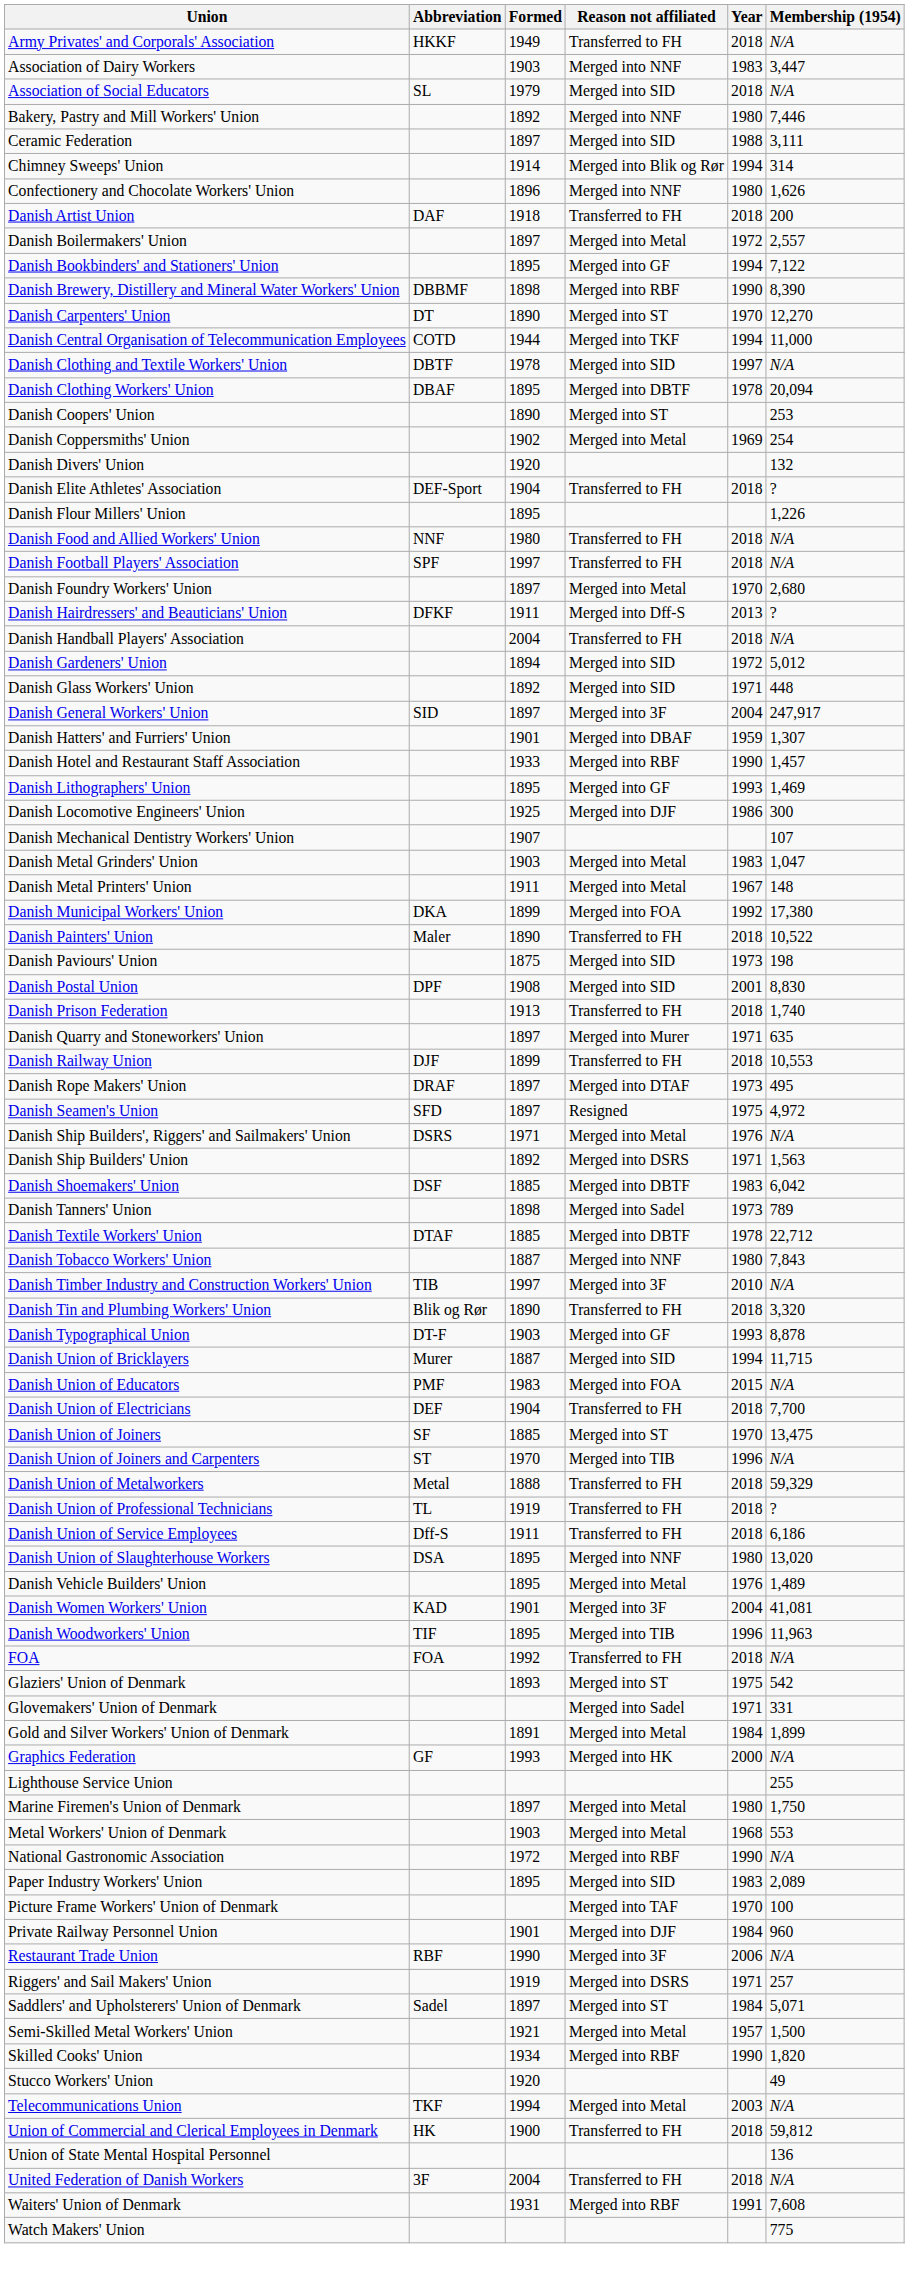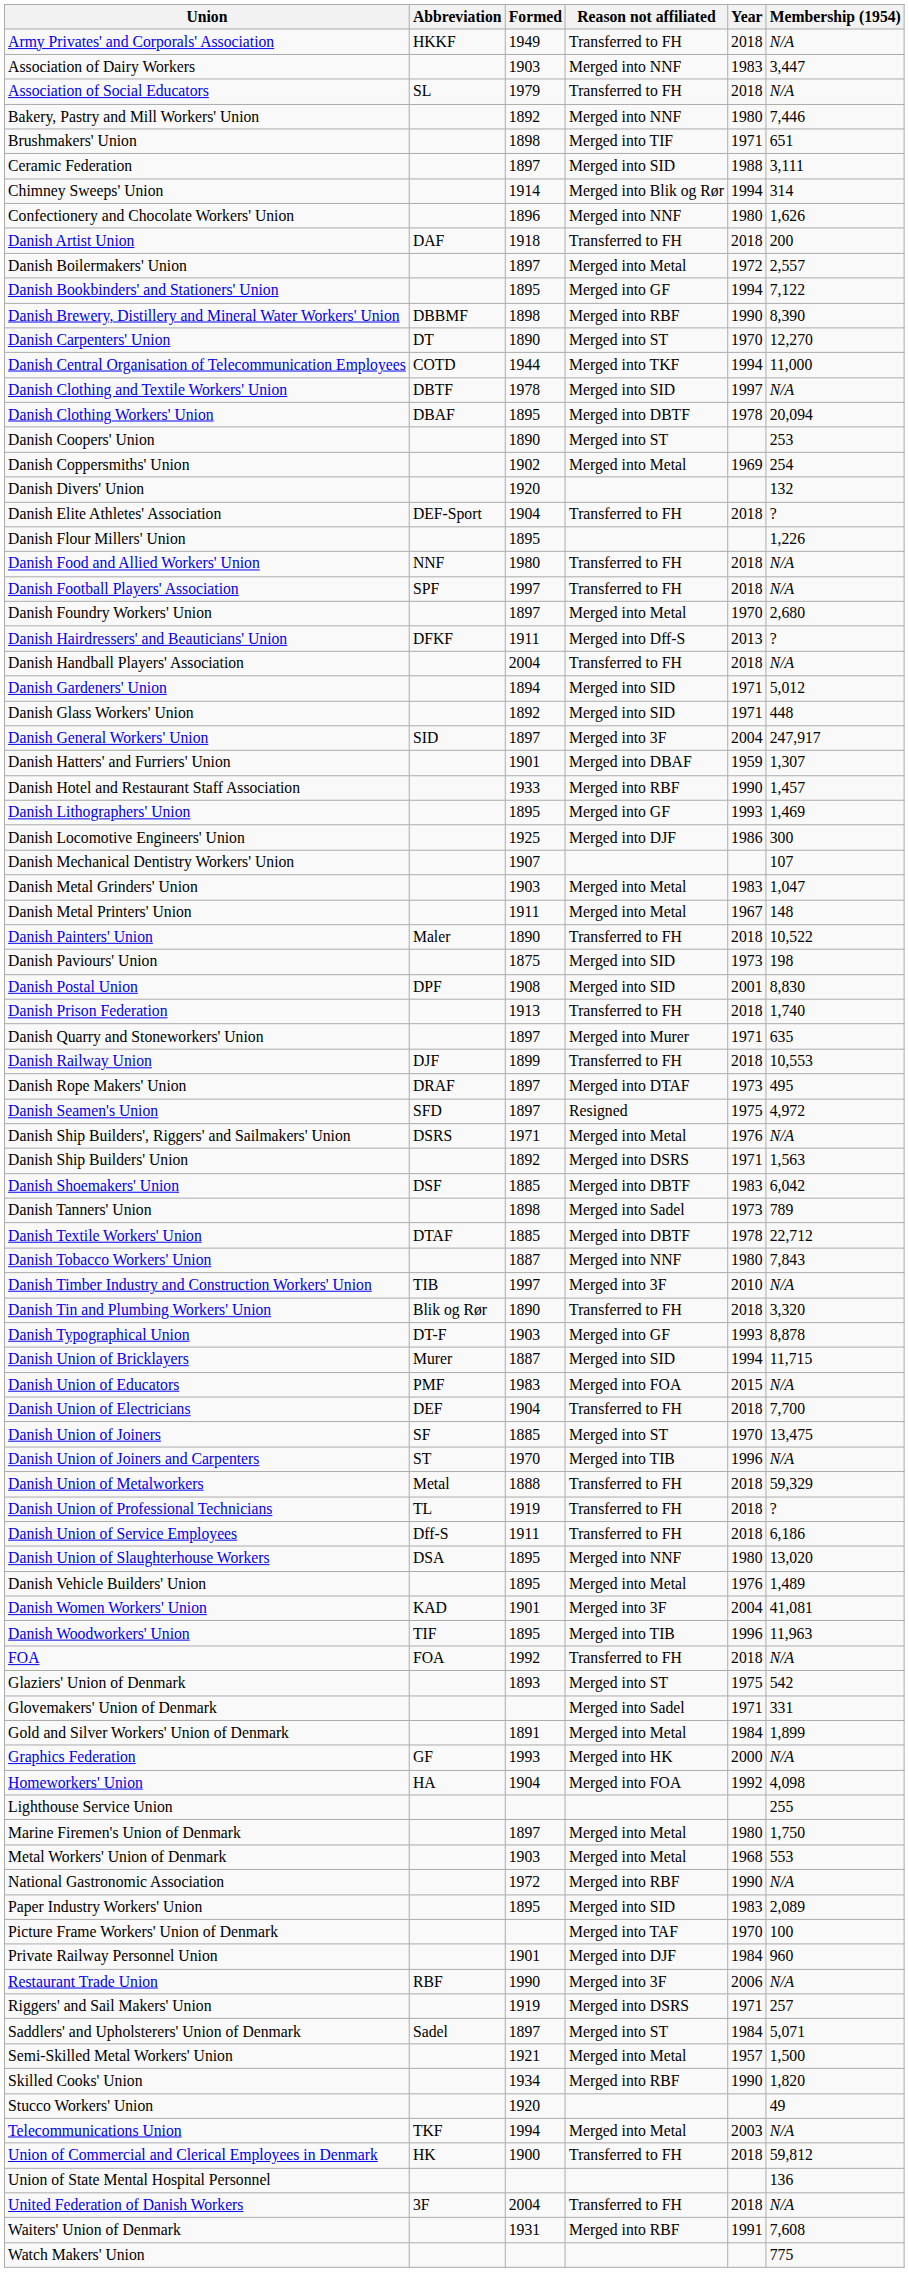(622, 91) Merged into SID -> (625, 91) Transferred to FH
+ row: (72, 141)
(747, 663) 1972 -> (747, 688) 1971
- row: (116, 912)
+ row: (75, 1782)
